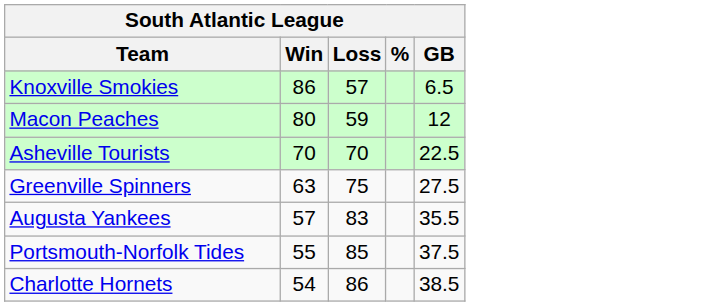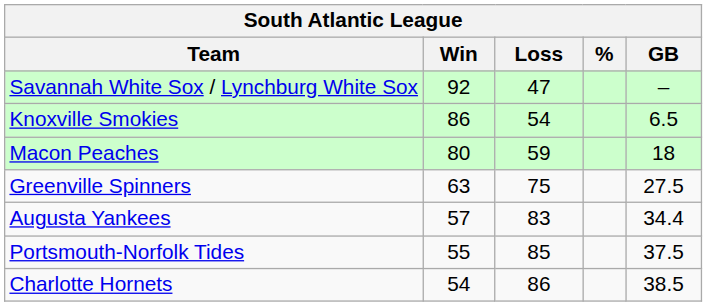+ row: (214, 86)
(357, 86) 57 -> (539, 119) 54
(439, 119) 12 -> (664, 152) 18
- row: (90, 152)
(439, 218) 35.5 -> (664, 218) 34.4
